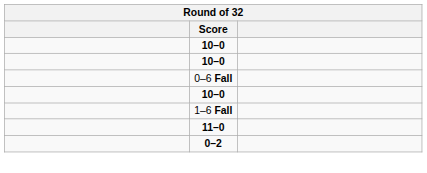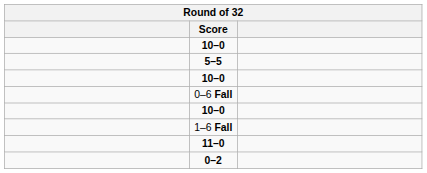+ row: (97, 62)
